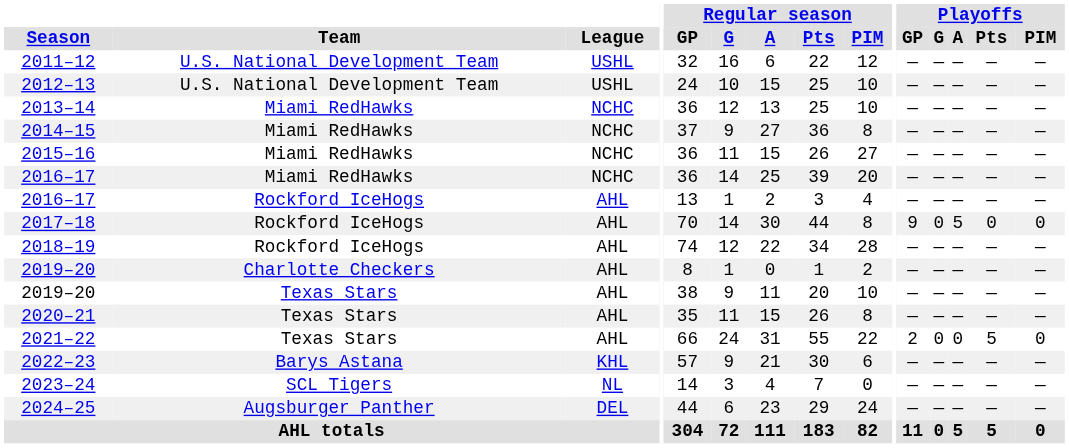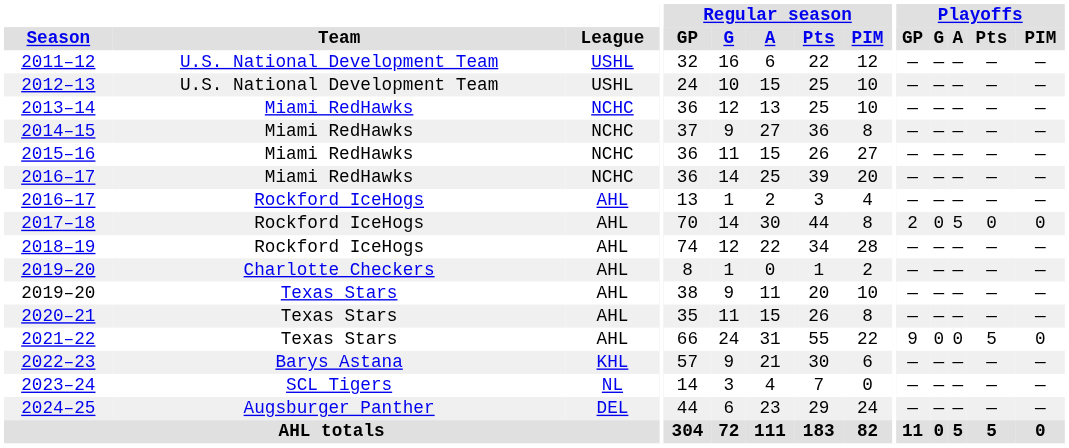(913, 224) 9 -> (913, 224) 2
(913, 339) 2 -> (913, 339) 9
